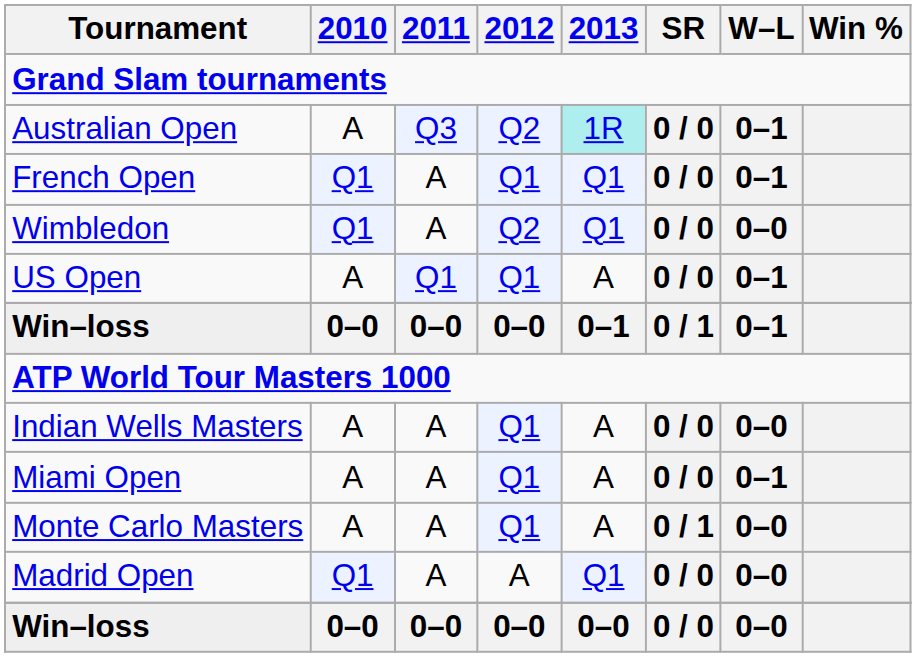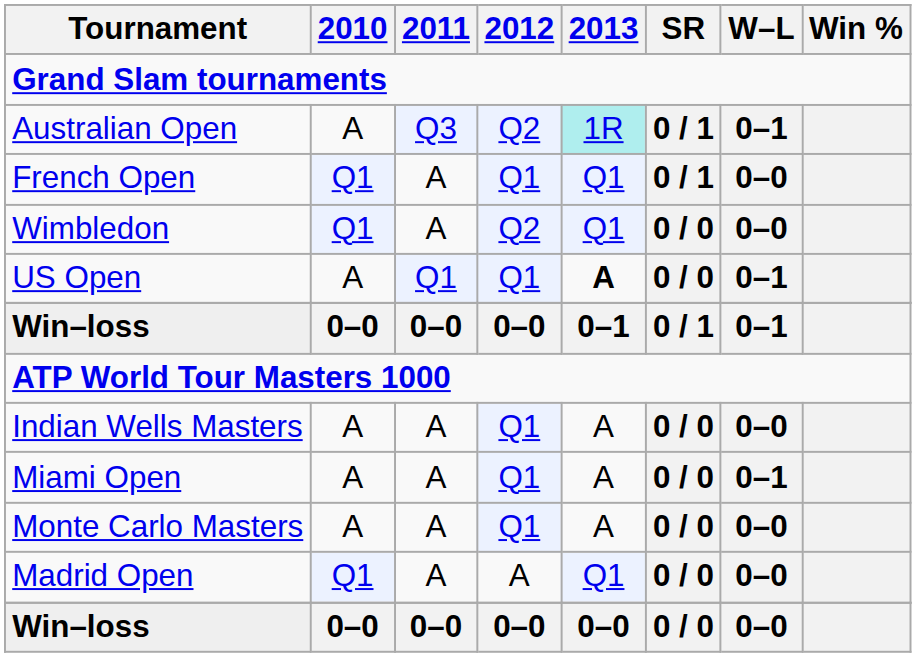(683, 128) 0 / 0 -> (683, 128) 0 / 1
(683, 178) 0 / 0 -> (683, 178) 0 / 1
(761, 178) 0–1 -> (761, 178) 0–0
(604, 278) normal -> (604, 278) bold
(683, 526) 0 / 1 -> (683, 526) 0 / 0
